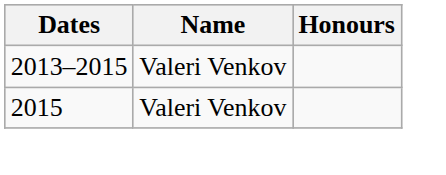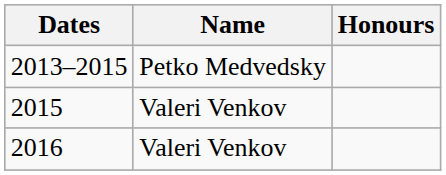(213, 66) Valeri Venkov -> (233, 66) Petko Medvedsky
+ row: (37, 148)
